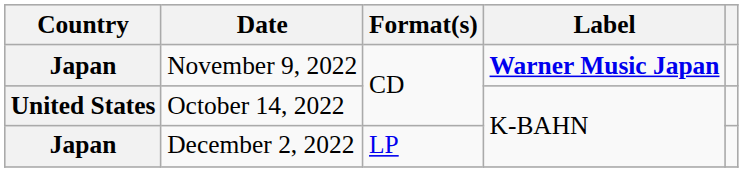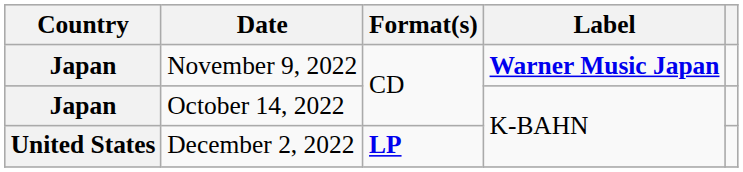(83, 105) United States -> (83, 105) Japan
(83, 145) Japan -> (83, 145) United States
(384, 145) normal -> (385, 145) bold
